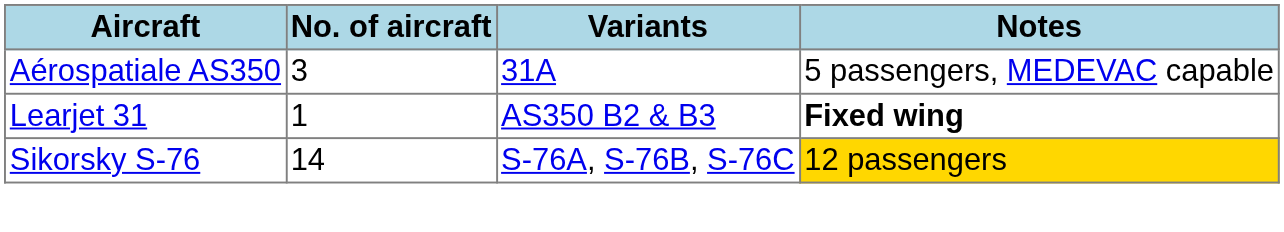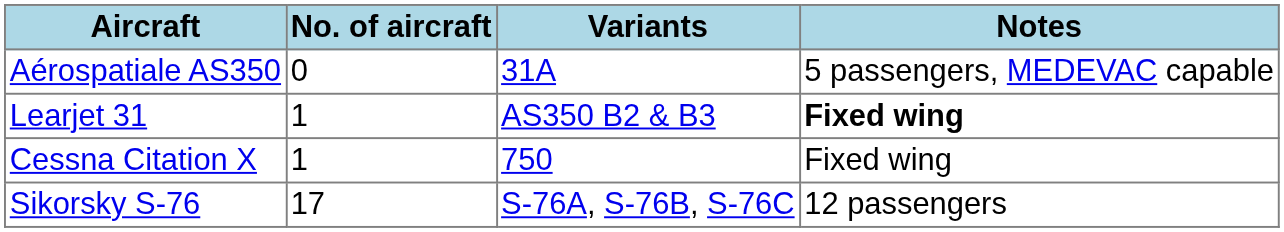(299, 71) 3 -> (299, 71) 0
+ row: (133, 159)
(308, 159) 14 -> (308, 204) 17
(906, 159) gold background -> (906, 204) no background
